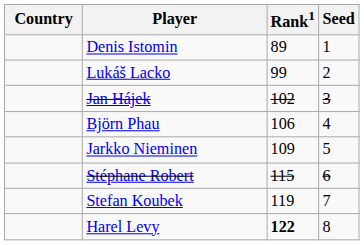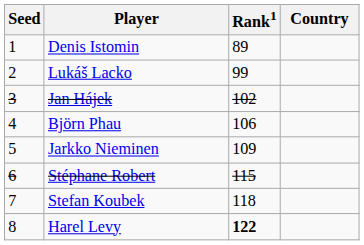columns swapped: (44, 19) <-> (339, 19)
(282, 201) 119 -> (244, 201) 118
